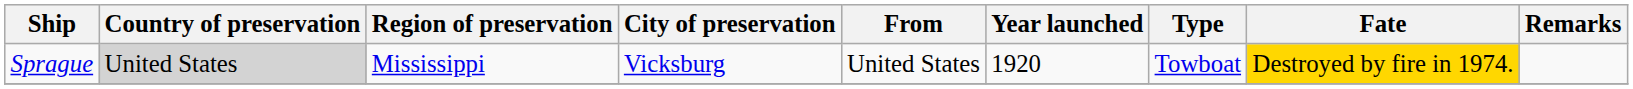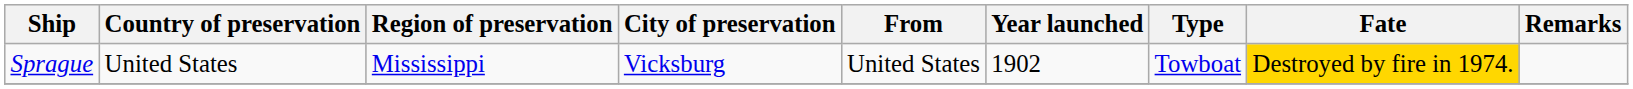(171, 63) lightgrey background -> (171, 63) no background
(1016, 63) 1920 -> (1016, 63) 1902
